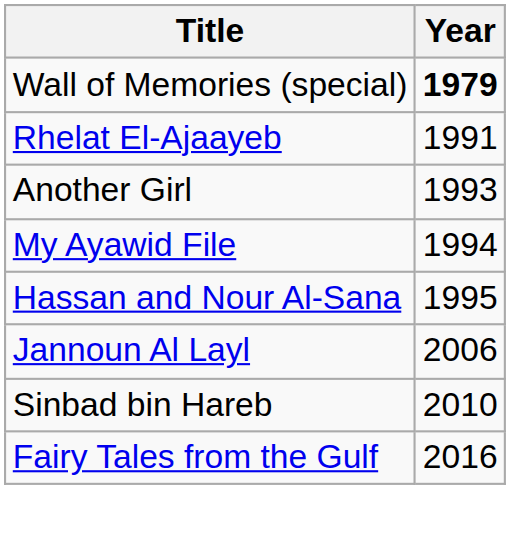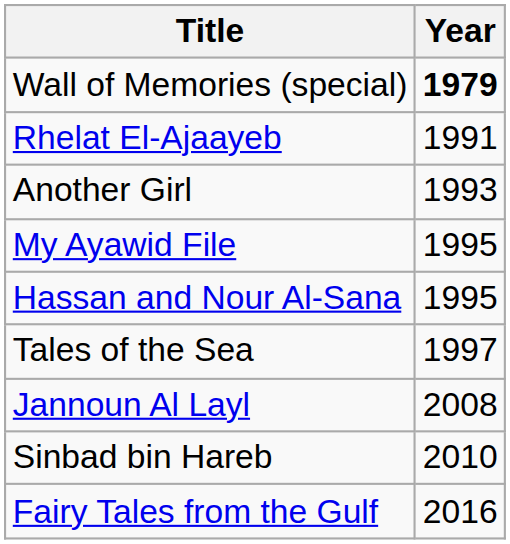(460, 244) 1994 -> (460, 244) 1995
+ row: (133, 350)
(460, 350) 2006 -> (460, 404) 2008
